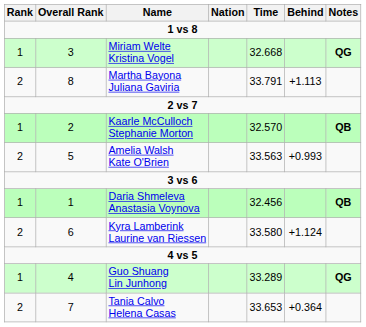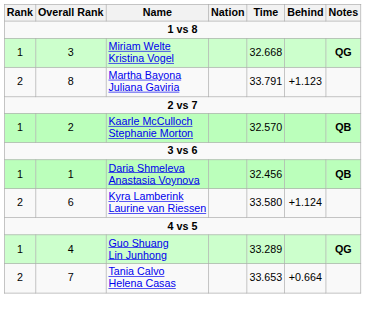(305, 82) +1.113 -> (305, 82) +1.123
- row: (141, 157)
(305, 307) +0.364 -> (305, 278) +0.664
